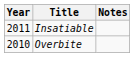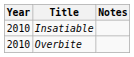(18, 28) 2011 -> (18, 28) 2010
